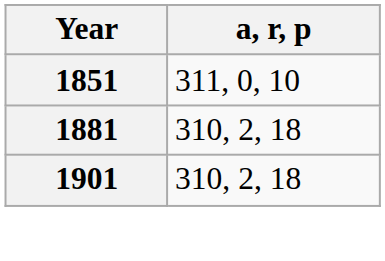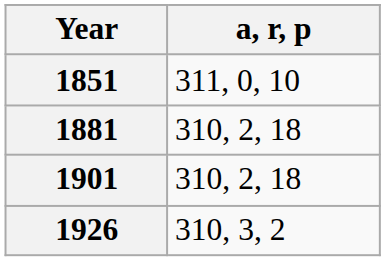+ row: (87, 229)
